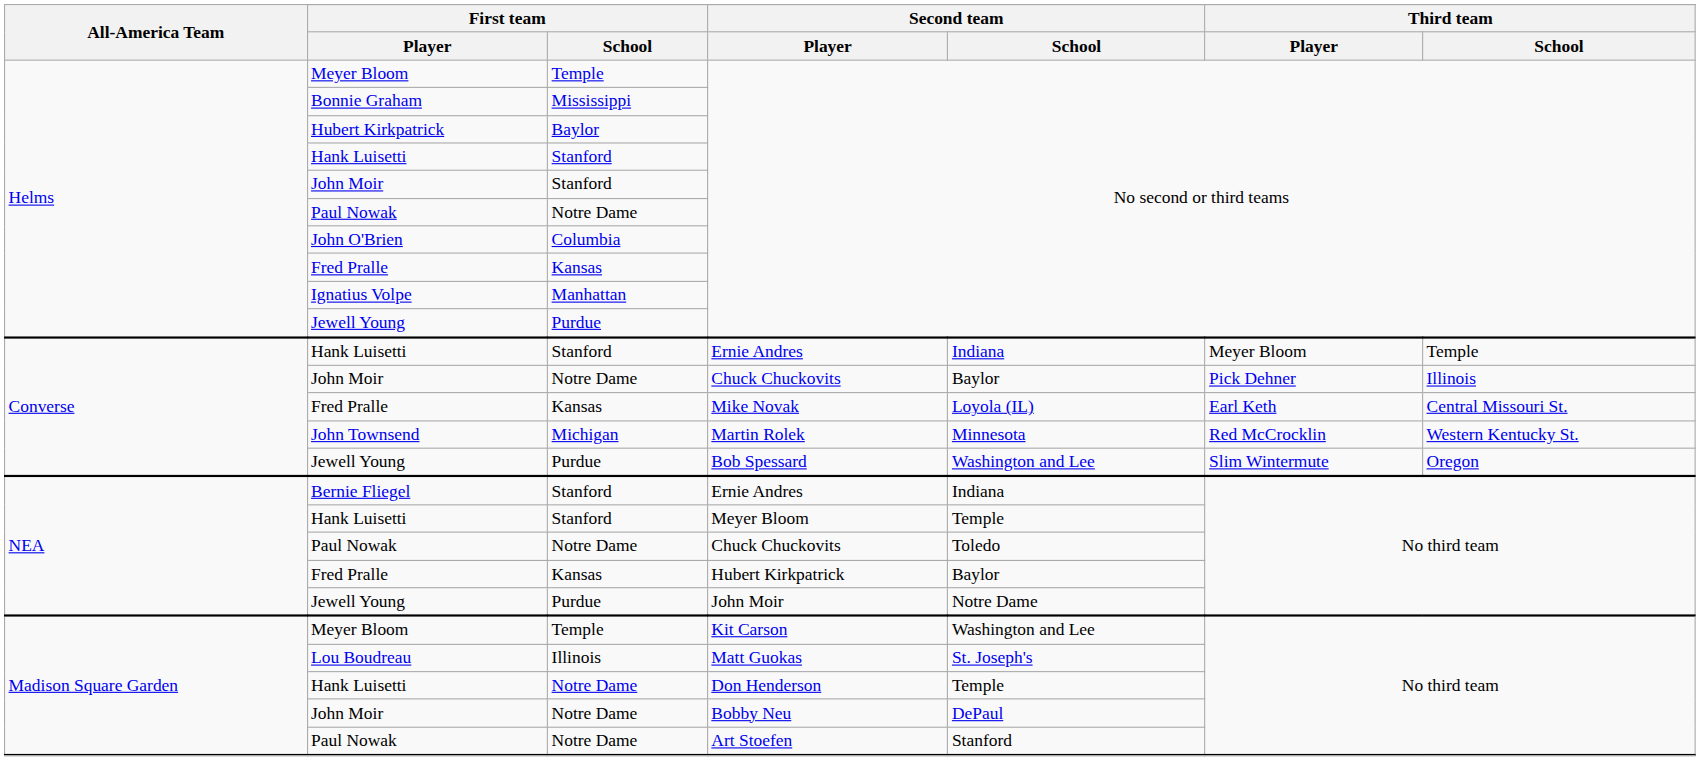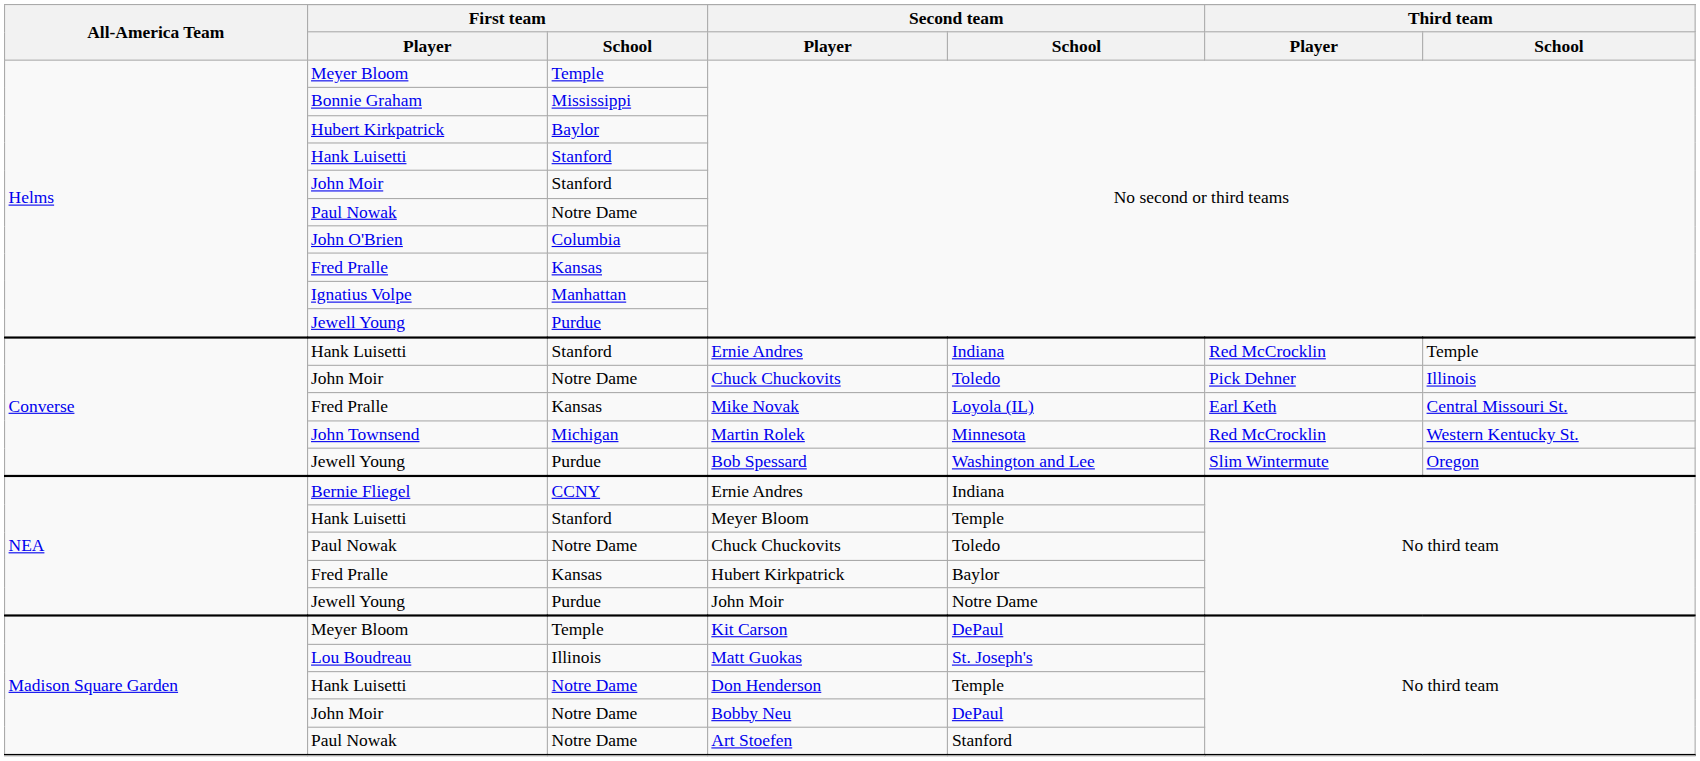(1258, 351) Meyer Bloom -> (1267, 351) Red McCrocklin
(976, 378) Baylor -> (976, 378) Toledo
(582, 490) Stanford -> (576, 490) CCNY
(1023, 630) Washington and Lee -> (978, 630) DePaul
